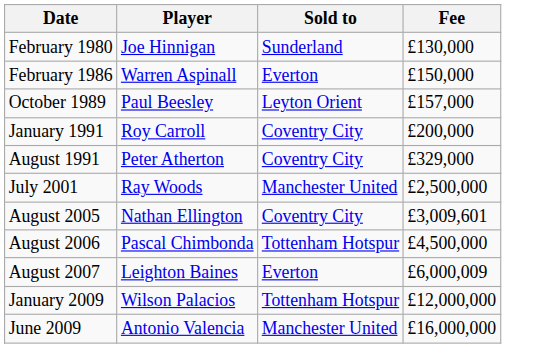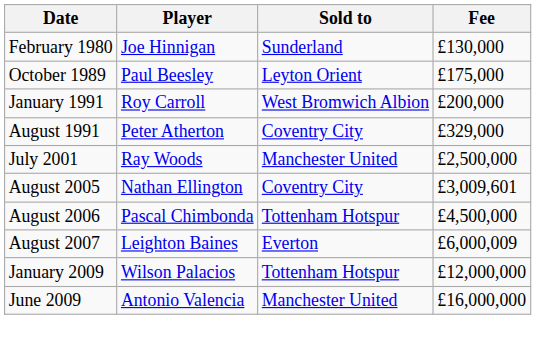- row: (61, 74)
(441, 103) £157,000 -> (471, 74) £175,000
(312, 131) Coventry City -> (345, 103) West Bromwich Albion
